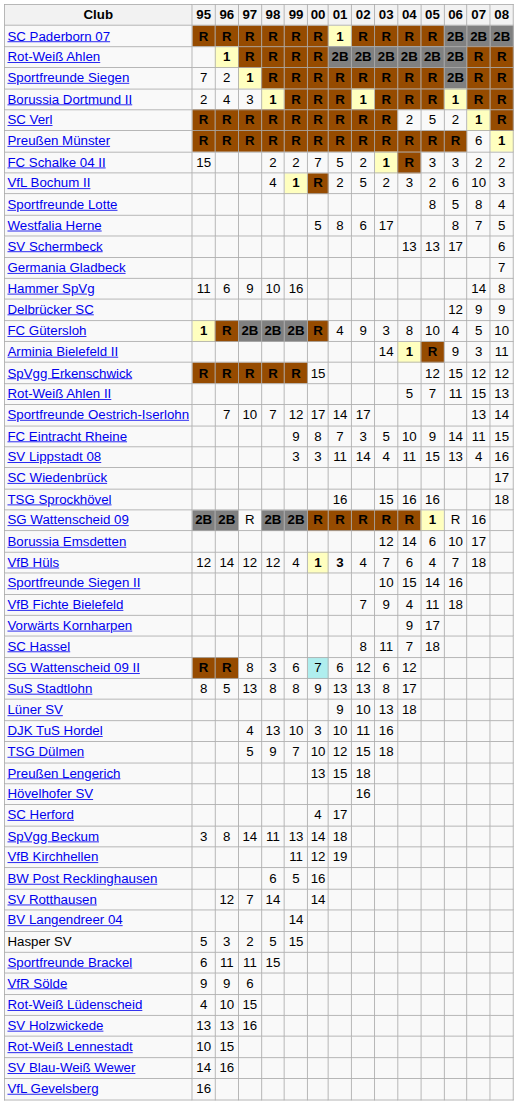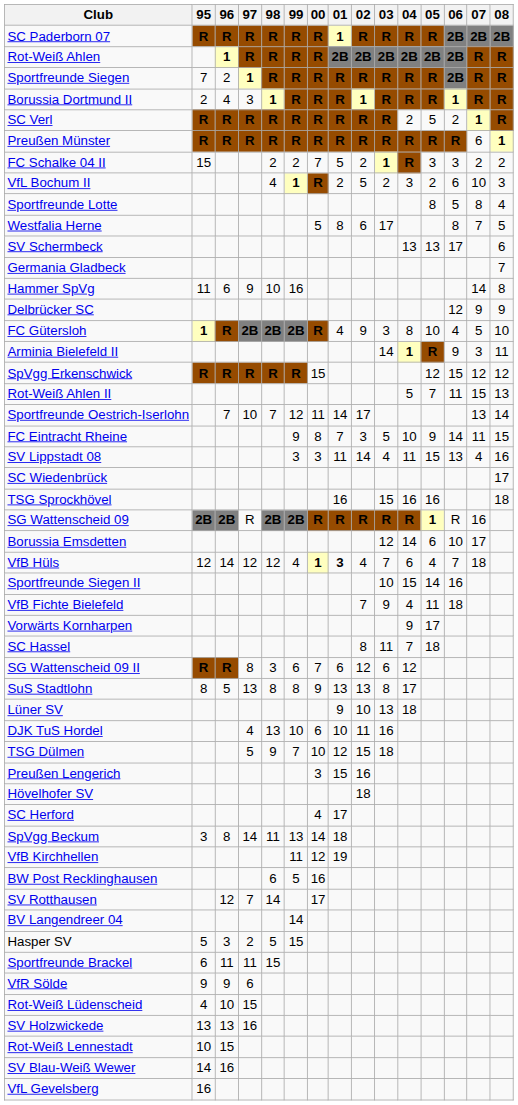(318, 415) 17 -> (318, 415) 11
(318, 667) paleturquoise background -> (318, 667) no background
(318, 731) 3 -> (318, 731) 6
(318, 773) 13 -> (318, 773) 3
(363, 773) 18 -> (363, 773) 16
(363, 794) 16 -> (363, 794) 18
(318, 899) 14 -> (318, 899) 17
